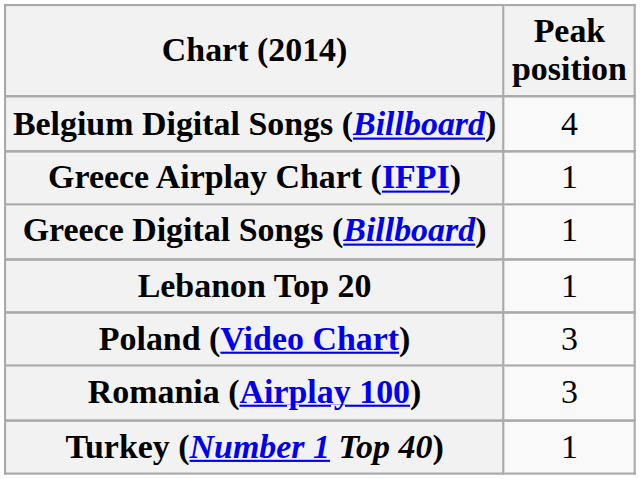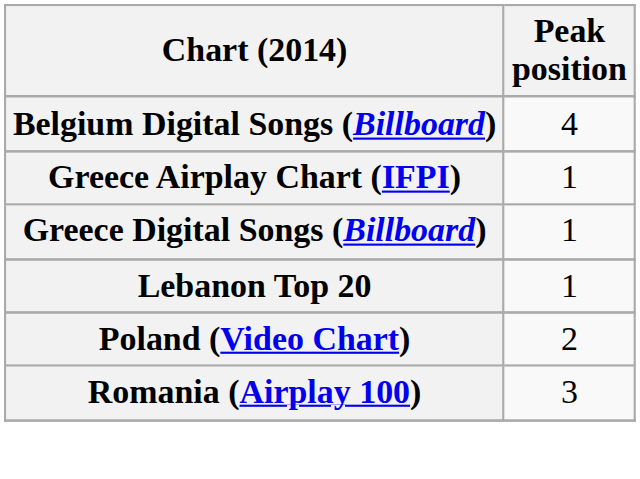(569, 338) 3 -> (569, 338) 2
- row: (255, 446)
